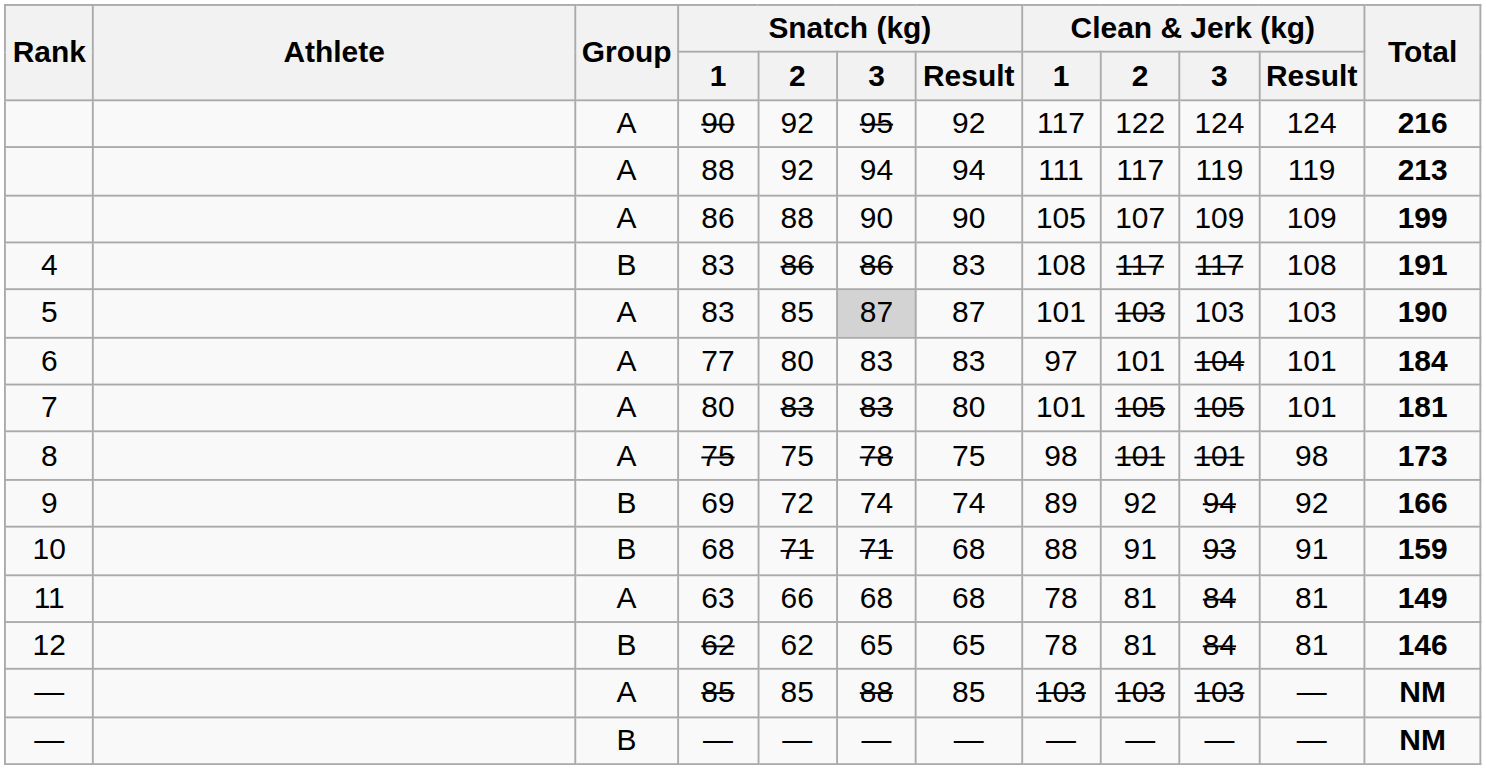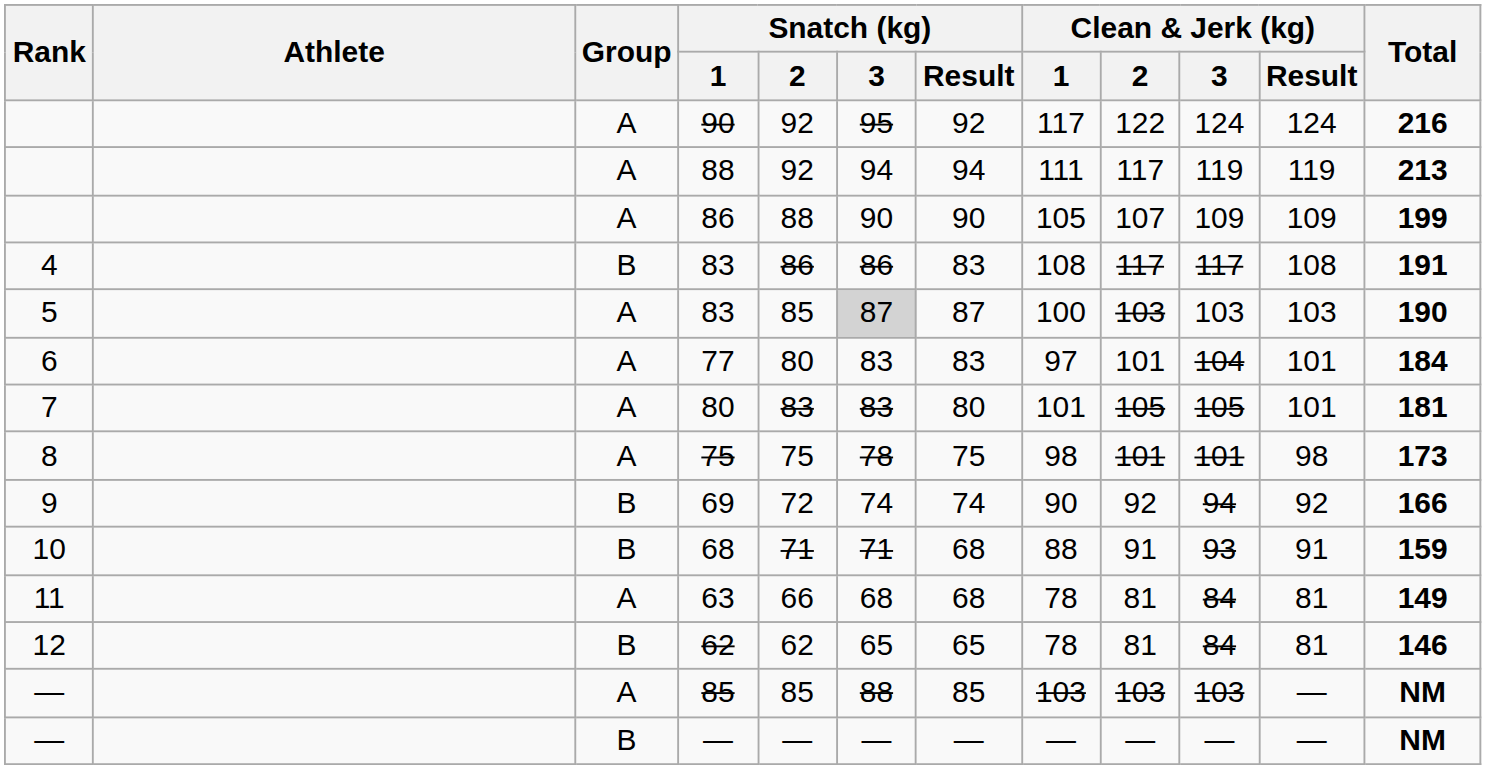(1061, 312) 101 -> (1061, 312) 100
(1061, 502) 89 -> (1061, 502) 90
